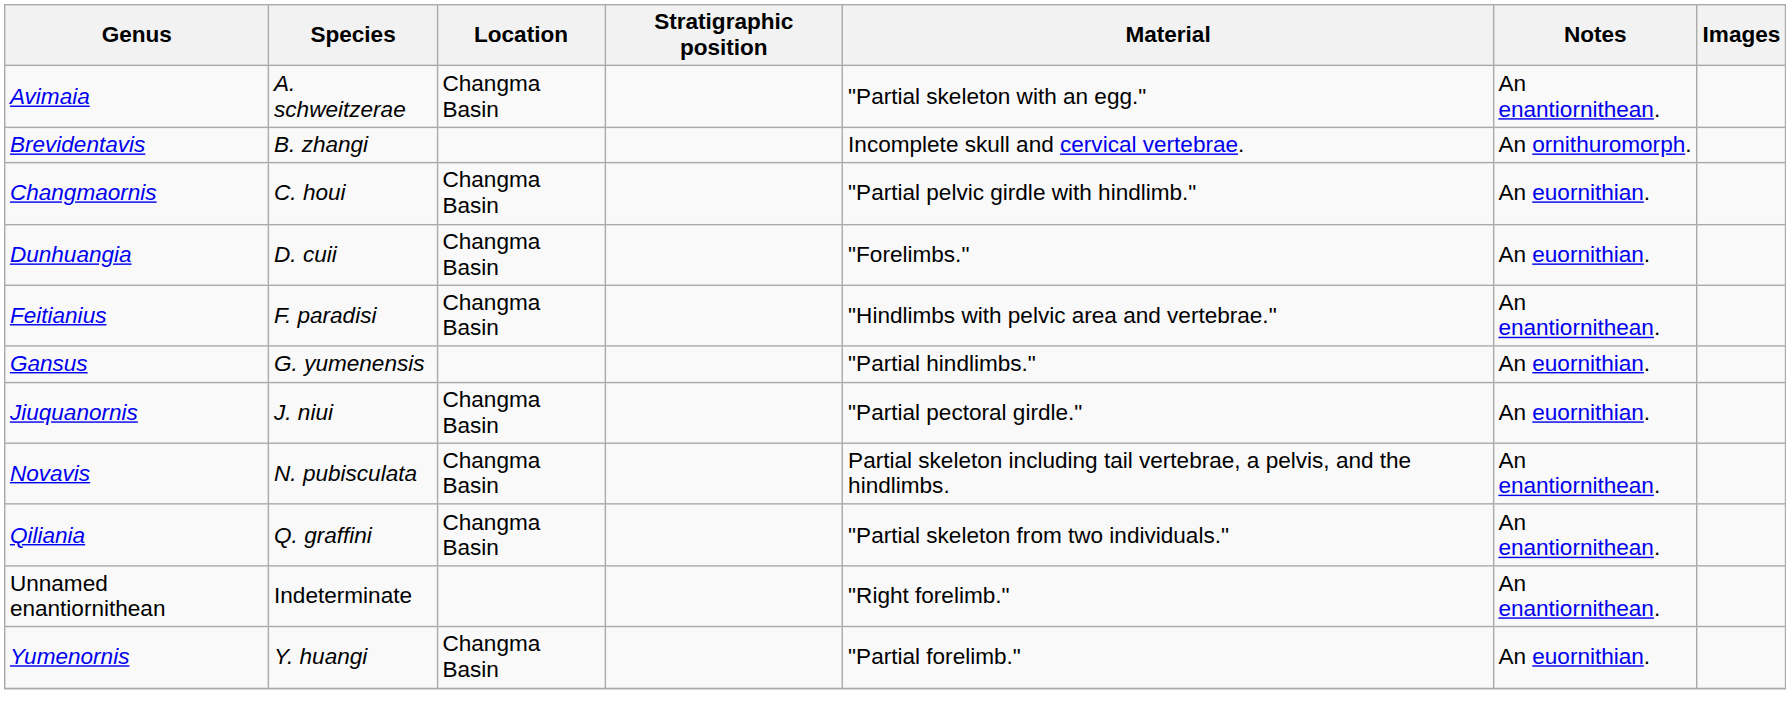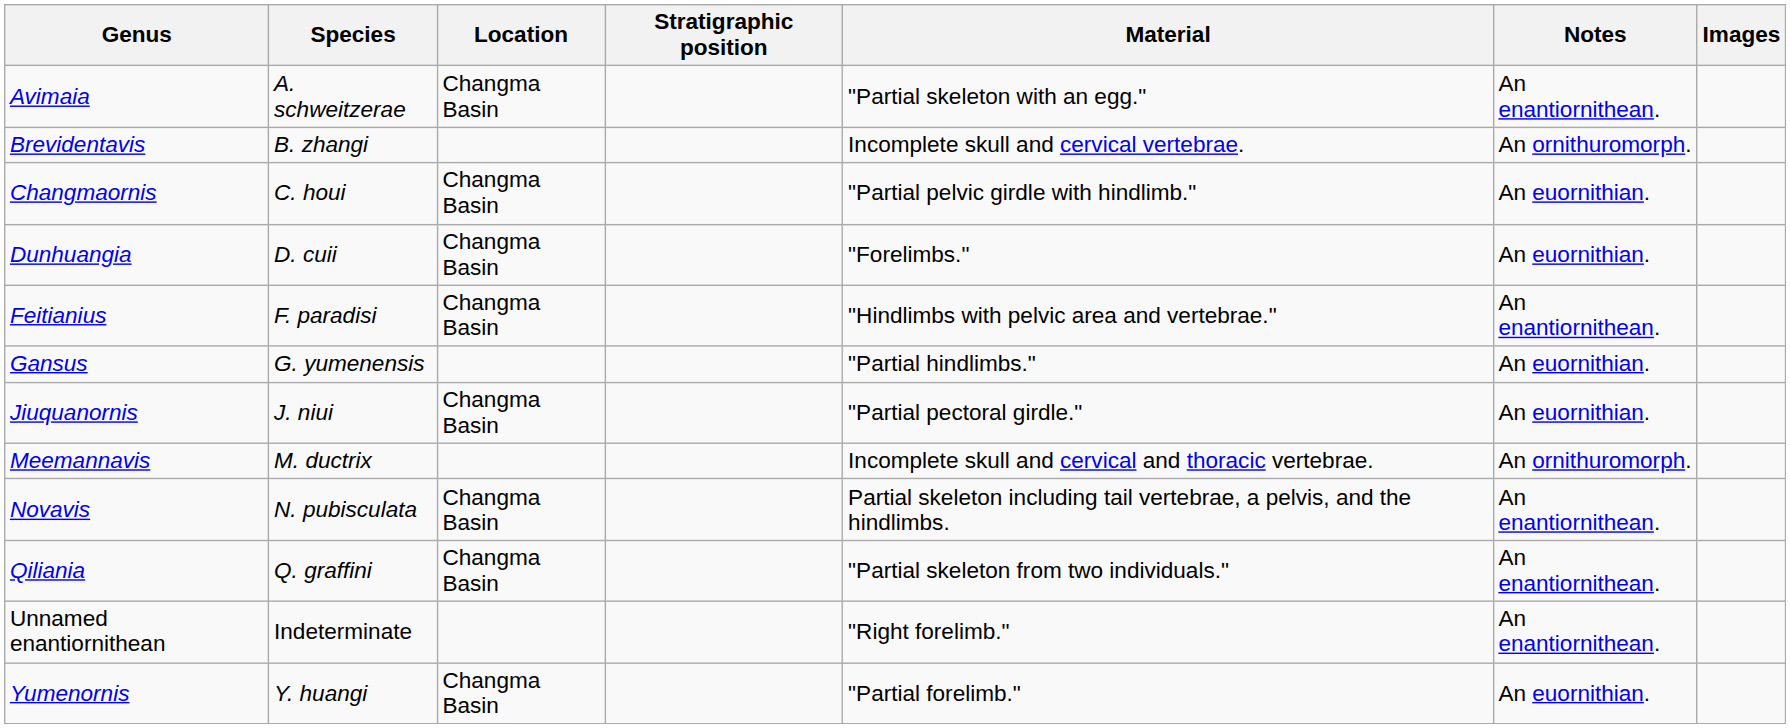+ row: (80, 460)
